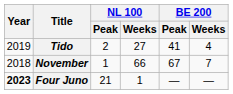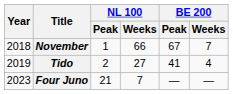rows swapped: (62, 64) <-> (62, 47)
(19, 81) bold -> (19, 81) normal
(140, 81) 1 -> (140, 81) 7
